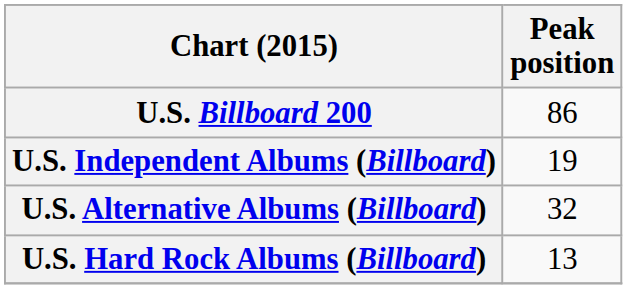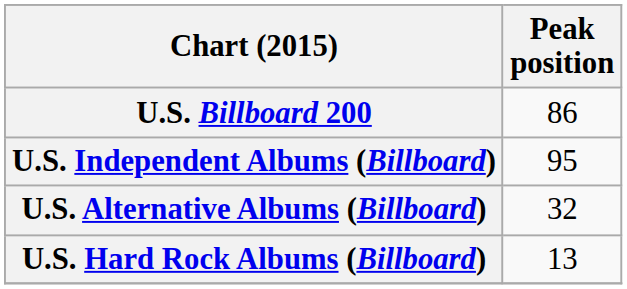(562, 160) 19 -> (562, 160) 95
